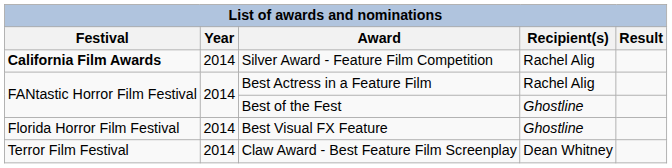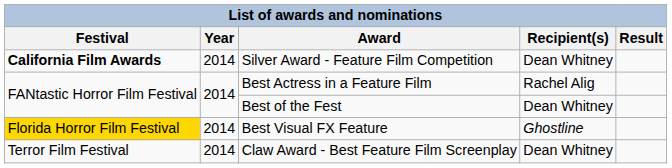(559, 60) Rachel Alig -> (568, 60) Dean Whitney
(553, 106) Ghostline -> (568, 106) Dean Whitney
(94, 128) no background -> (94, 128) gold background
